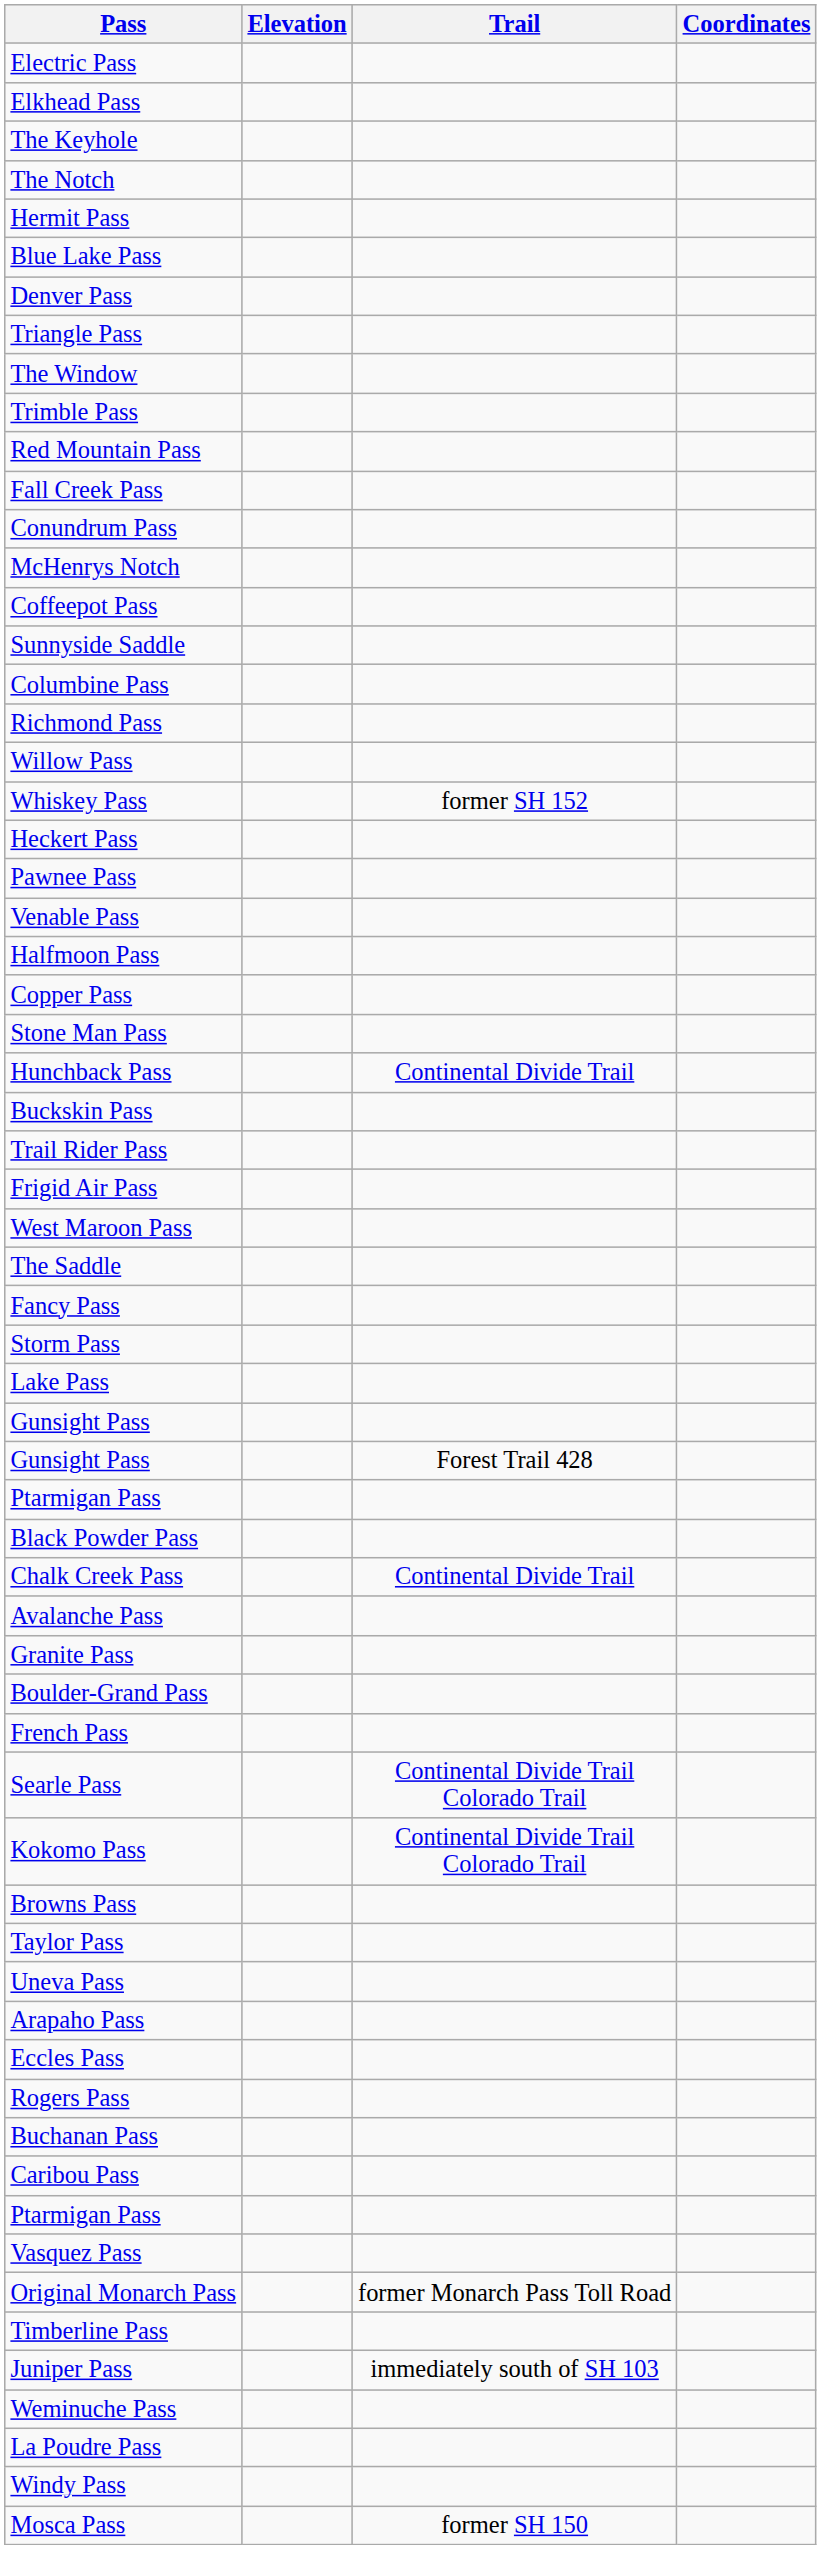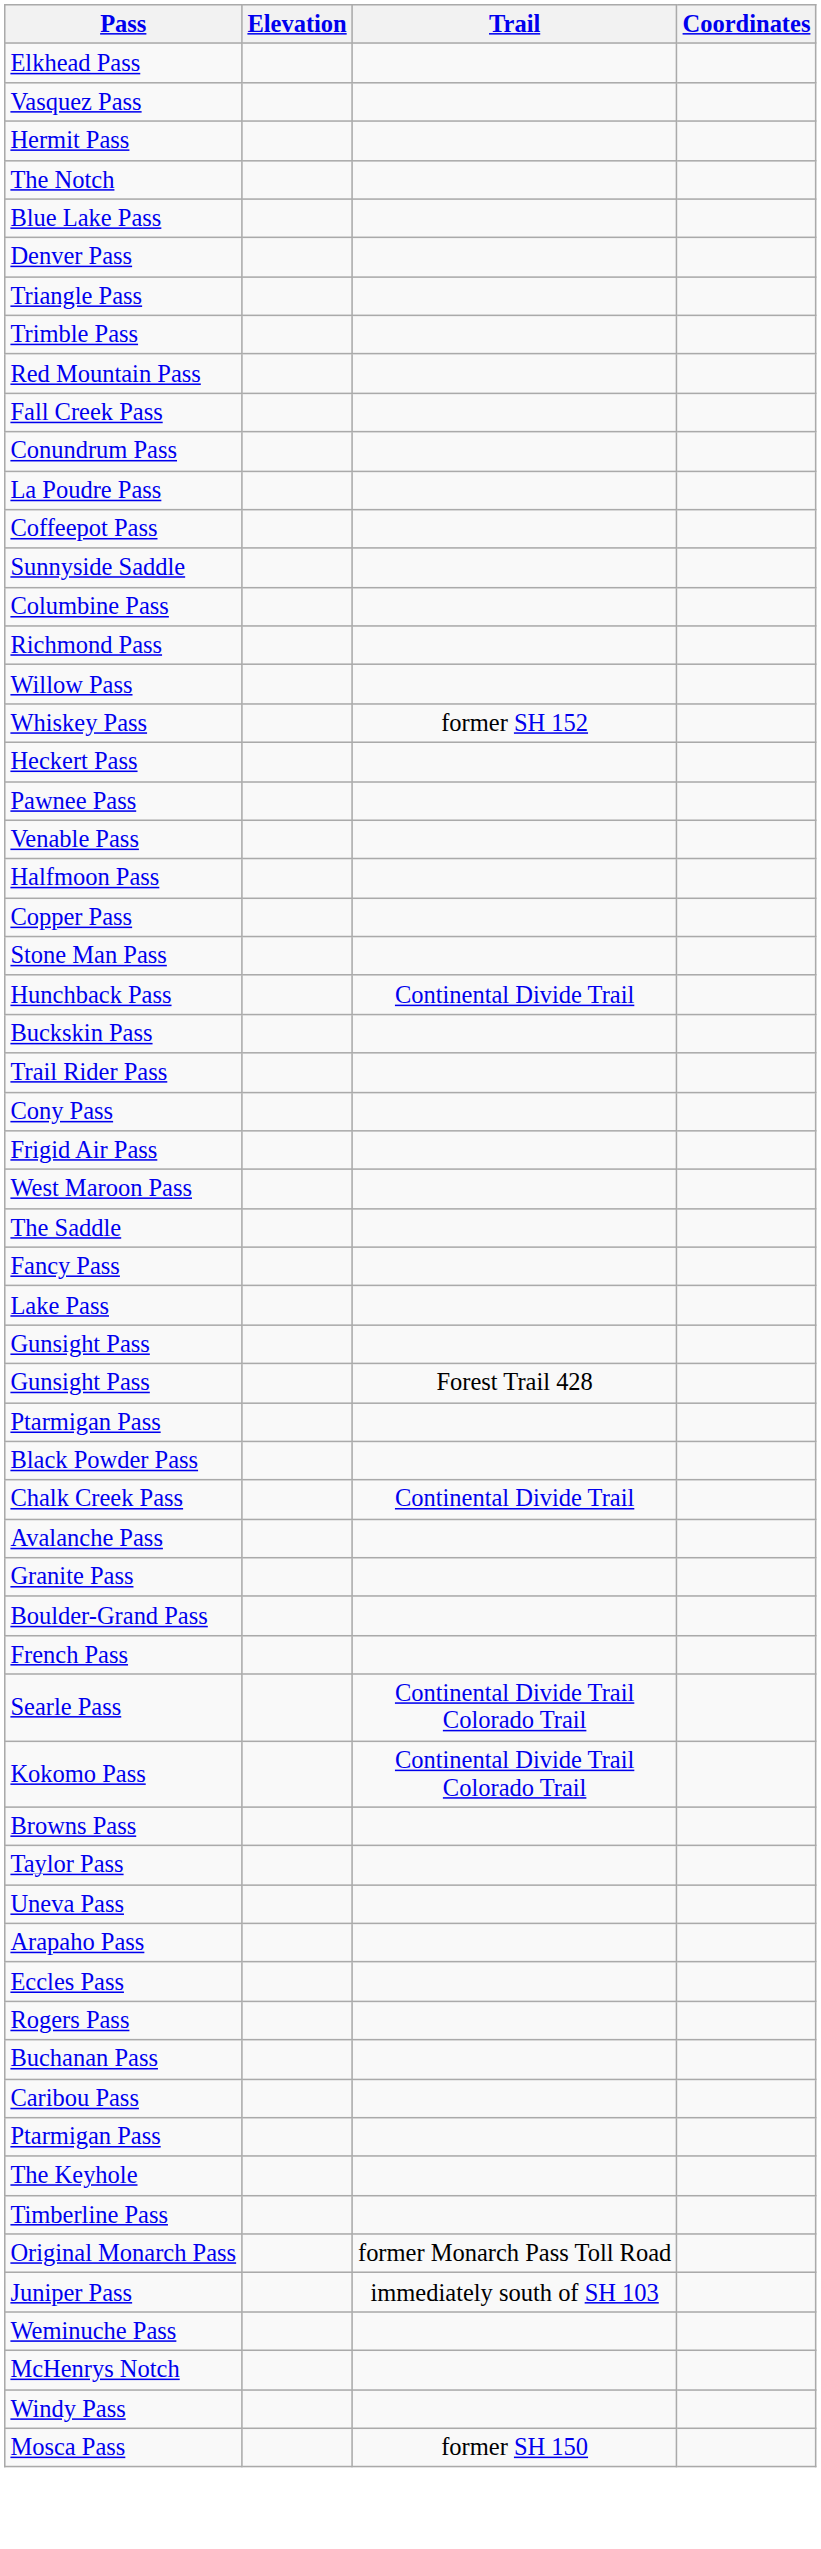- row: (73, 62)
rows swapped: (74, 140) <-> (76, 2253)
rows swapped: (62, 179) <-> (70, 218)
- row: (74, 373)
rows swapped: (95, 567) <-> (86, 2447)
+ row: (62, 1110)
- row: (65, 1343)
rows swapped: (123, 2291) <-> (89, 2330)
